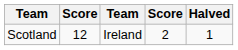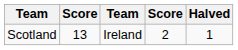(80, 34) 12 -> (80, 34) 13
